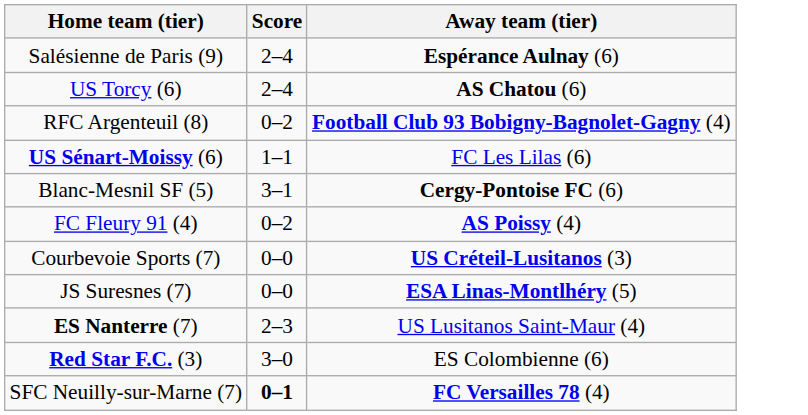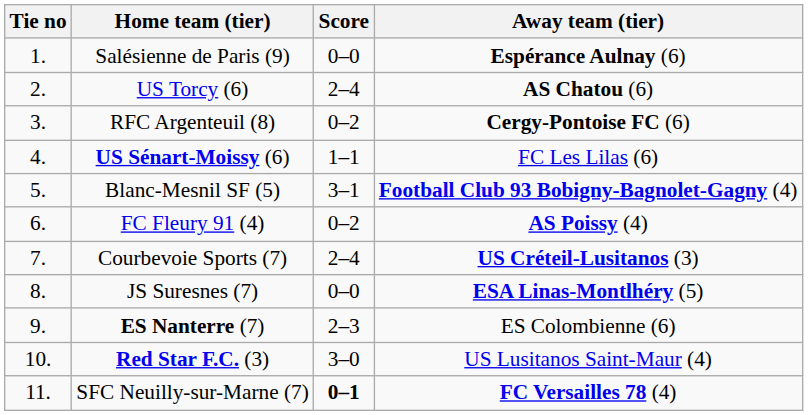+ column: (38, 21)
(277, 55) 2–4 -> (344, 55) 0–0
(521, 122) Football Club 93 Bobigny-Bagnolet-Gagny (4) -> (588, 122) Cergy-Pontoise FC (6)
(521, 190) Cergy-Pontoise FC (6) -> (588, 190) Football Club 93 Bobigny-Bagnolet-Gagny (4)
(277, 257) 0–0 -> (344, 257) 2–4
(521, 325) US Lusitanos Saint-Maur (4) -> (588, 325) ES Colombienne (6)
(521, 358) ES Colombienne (6) -> (588, 358) US Lusitanos Saint-Maur (4)
